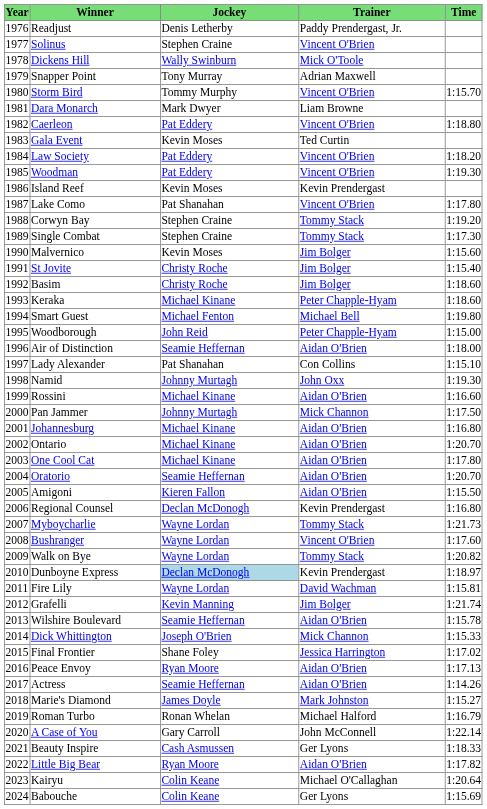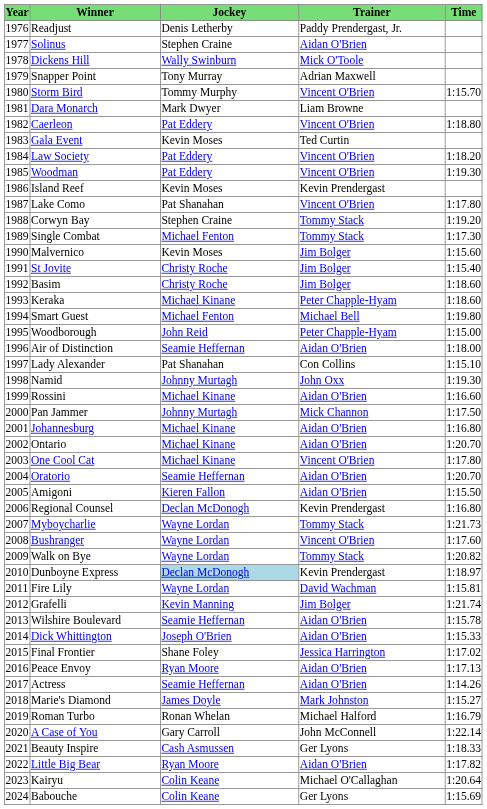(337, 44) Vincent O'Brien -> (333, 44) Aidan O'Brien
(197, 236) Stephen Craine -> (198, 236) Michael Fenton
(333, 460) Aidan O'Brien -> (337, 460) Vincent O'Brien
(334, 636) Mick Channon -> (333, 636) Aidan O'Brien
